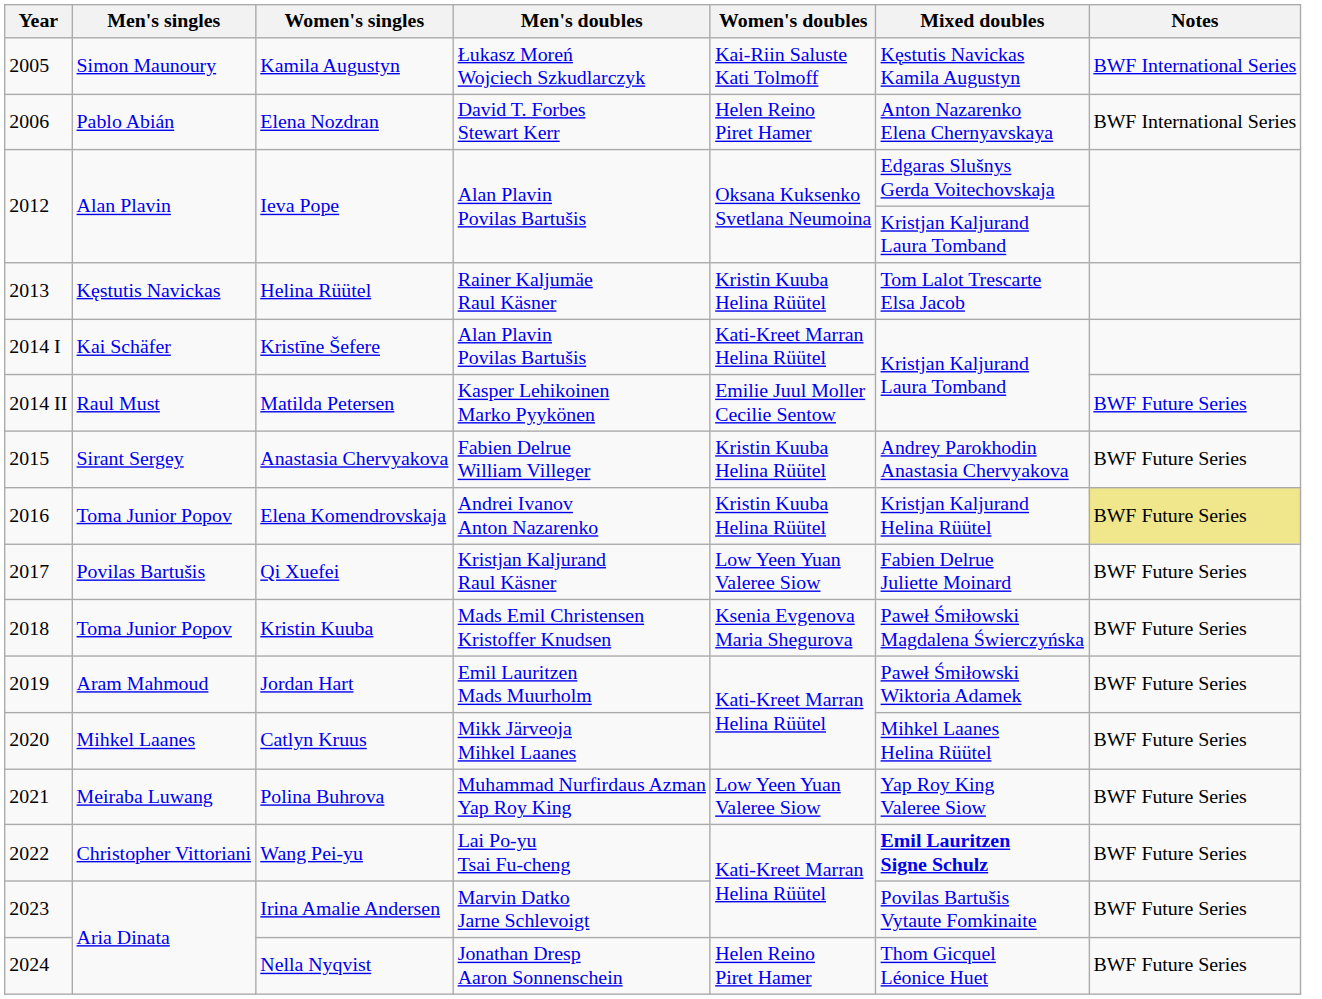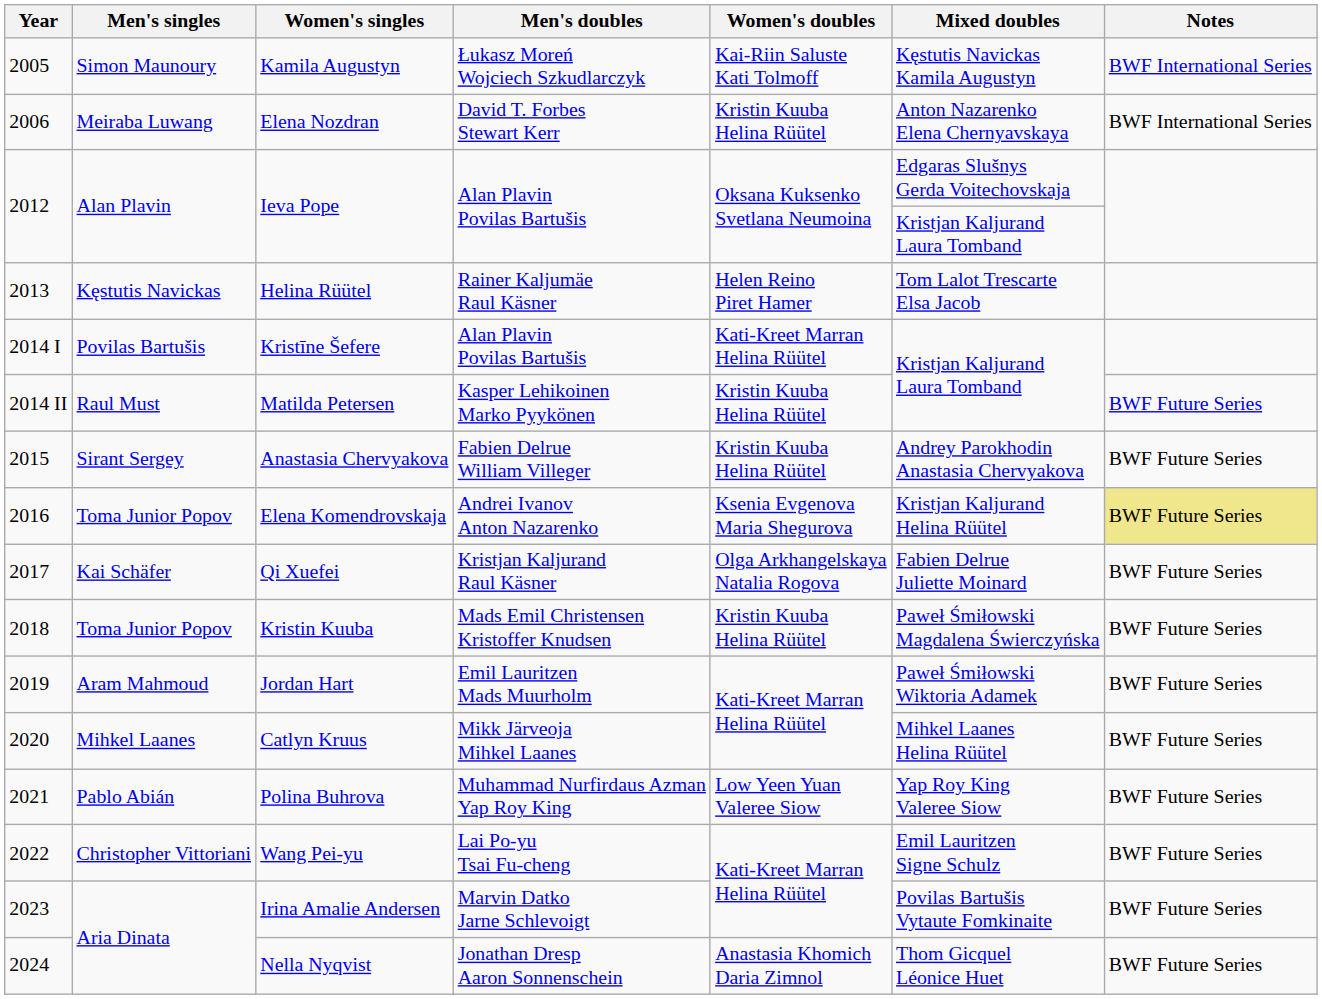(125, 122) Pablo Abián -> (145, 122) Meiraba Luwang
(765, 122) Helen Reino Piret Hamer -> (772, 122) Kristin Kuuba Helina Rüütel
(772, 290) Kristin Kuuba Helina Rüütel -> (765, 290) Helen Reino Piret Hamer
(124, 346) Kai Schäfer -> (141, 346) Povilas Bartušis
(790, 403) Emilie Juul Moller Cecilie Sentow -> (772, 403) Kristin Kuuba Helina Rüütel
(772, 515) Kristin Kuuba Helina Rüütel -> (785, 515) Ksenia Evgenova Maria Shegurova
(141, 571) Povilas Bartušis -> (124, 571) Kai Schäfer
(778, 571) Low Yeen Yuan Valeree Siow -> (801, 571) Olga Arkhangelskaya Natalia Rogova
(785, 628) Ksenia Evgenova Maria Shegurova -> (772, 628) Kristin Kuuba Helina Rüütel
(145, 796) Meiraba Luwang -> (125, 796) Pablo Abián
(945, 853) bold -> (956, 853) normal
(765, 965) Helen Reino Piret Hamer -> (793, 965) Anastasia Khomich Daria Zimnol
